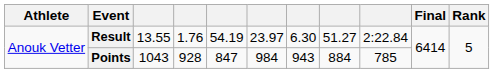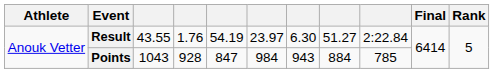(154, 37) 13.55 -> (154, 37) 43.55
